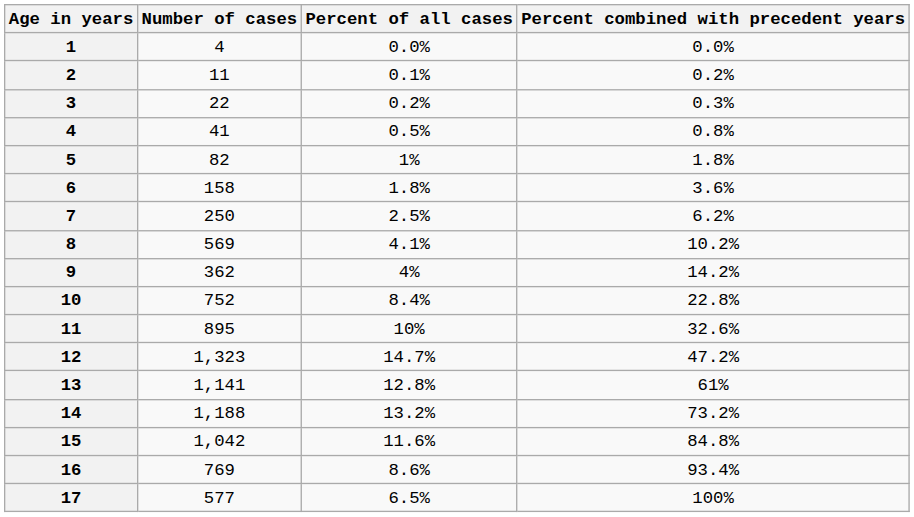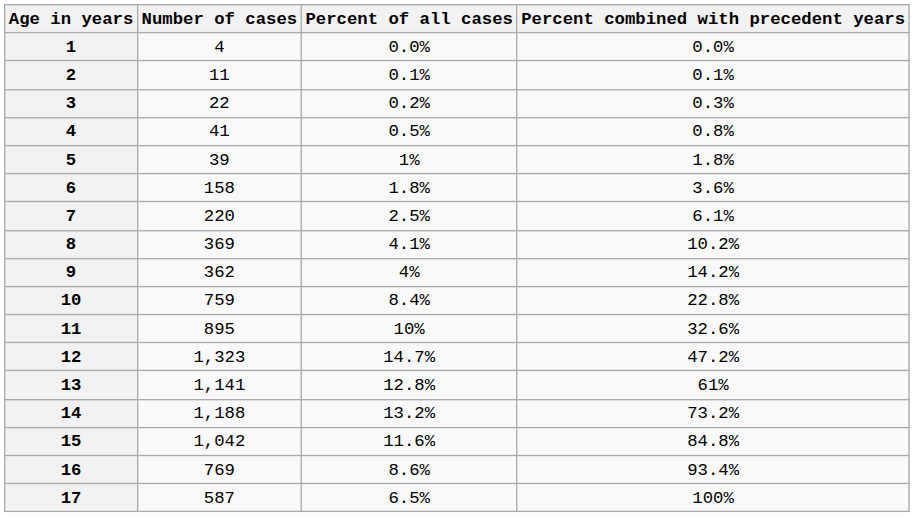(713, 75) 0.2% -> (713, 75) 0.1%
(219, 160) 82 -> (219, 160) 39
(219, 216) 250 -> (219, 216) 220
(713, 216) 6.2% -> (713, 216) 6.1%
(219, 244) 569 -> (219, 244) 369
(219, 301) 752 -> (219, 301) 759
(219, 498) 577 -> (219, 498) 587
